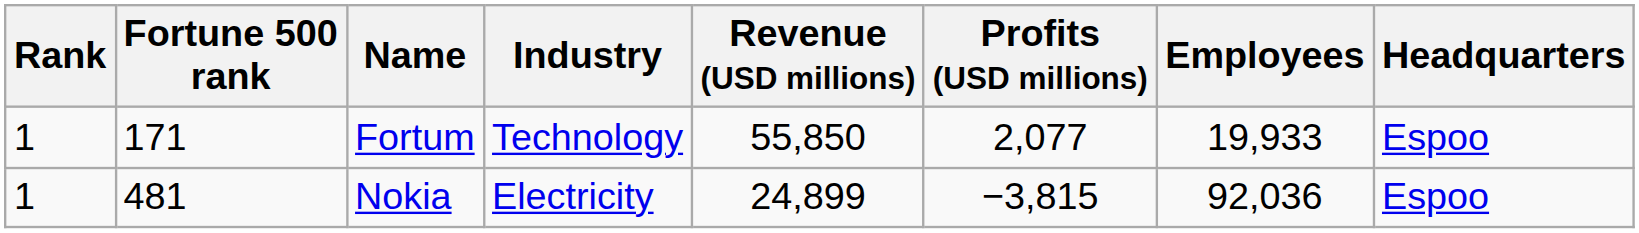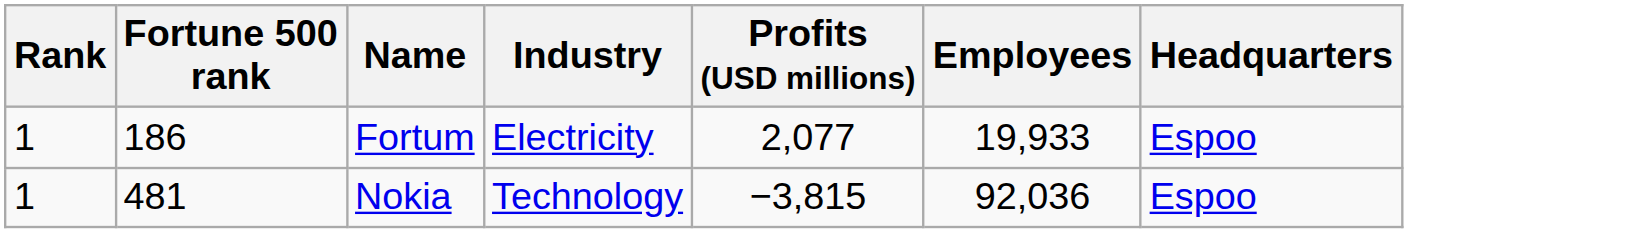- column: (808, 55)
(155, 136) 171 -> (155, 136) 186
(588, 136) Technology -> (573, 136) Electricity
(573, 196) Electricity -> (588, 196) Technology
